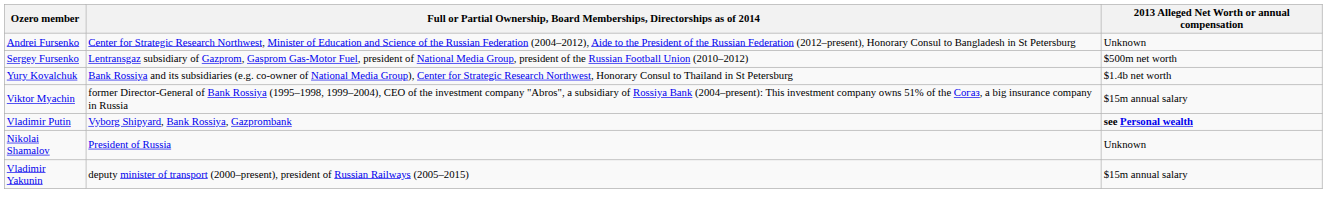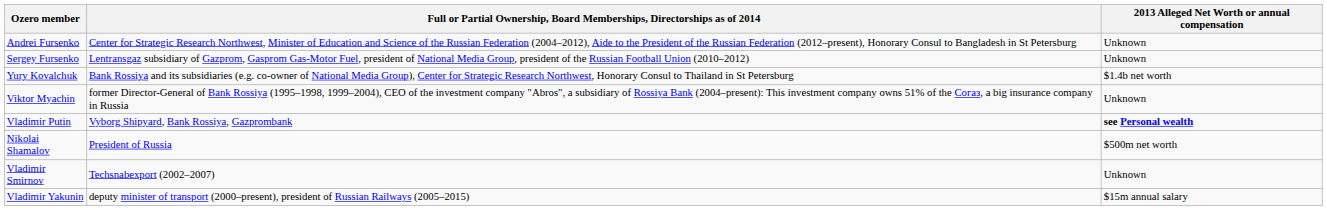(1140, 59) $500m net worth -> (1125, 59) Unknown
(1146, 99) $15m annual salary -> (1125, 99) Unknown
(1125, 145) Unknown -> (1140, 145) $500m net worth
+ row: (26, 174)
